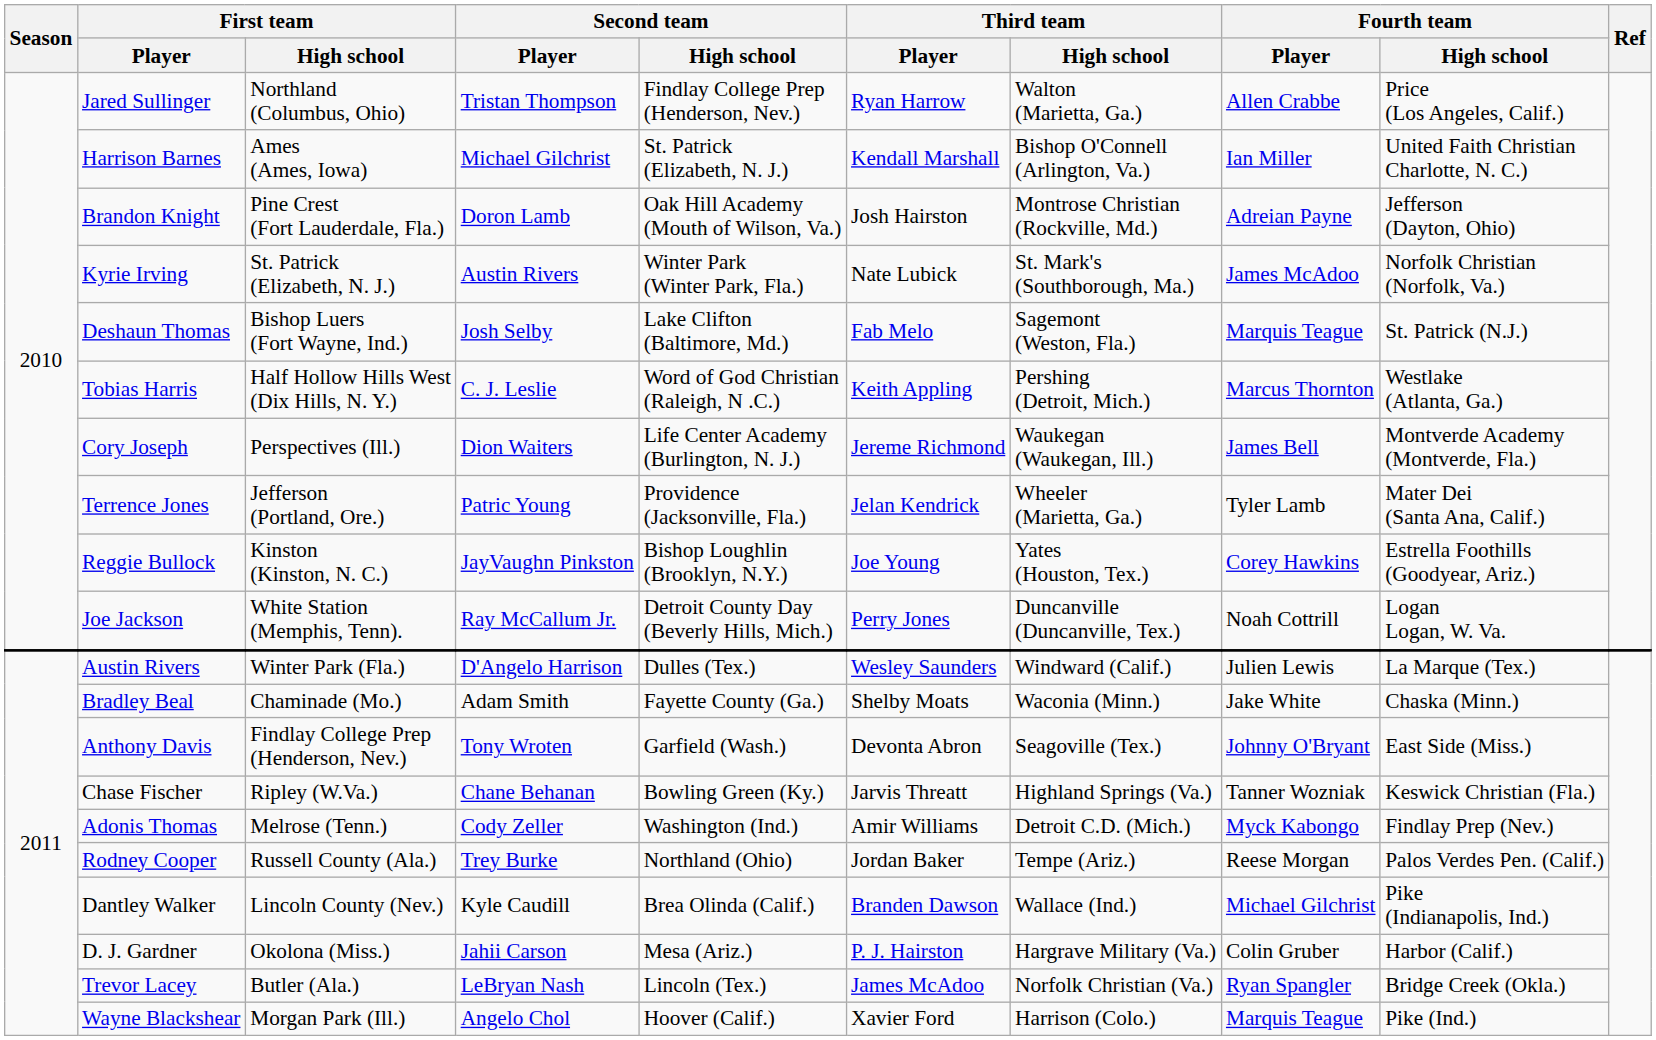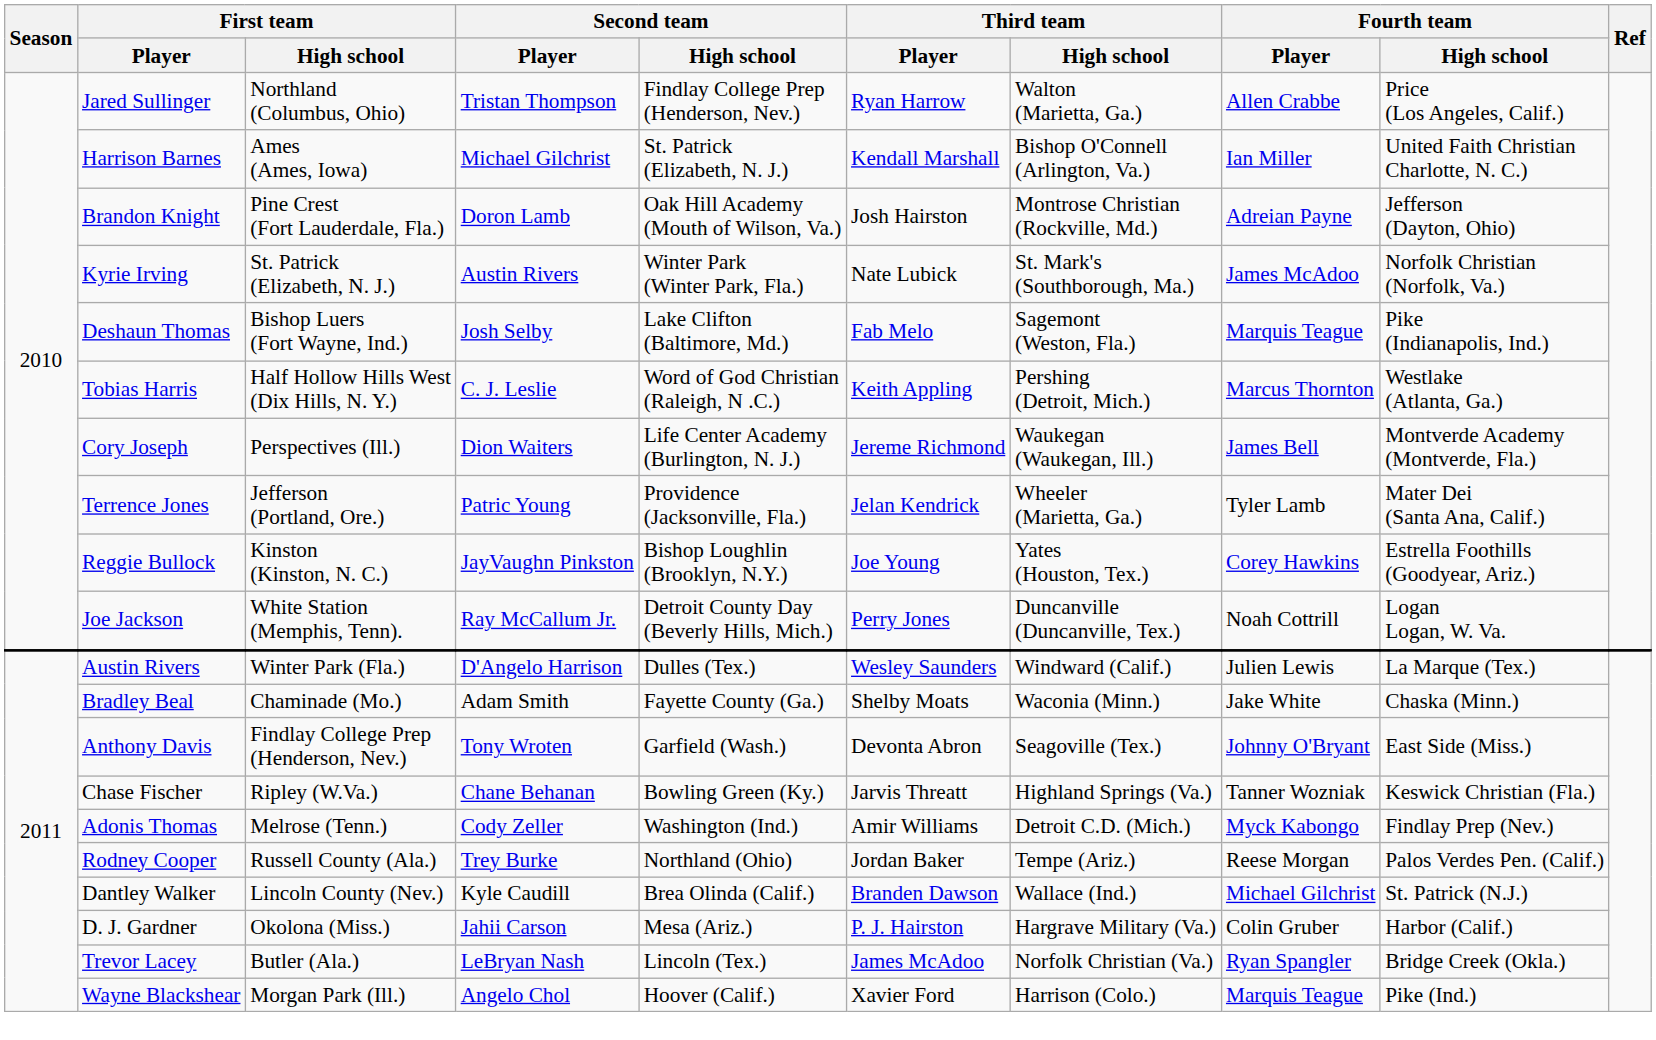(1456, 331) St. Patrick (N.J.) -> (1467, 331) Pike (Indianapolis, Ind.)
(1467, 905) Pike (Indianapolis, Ind.) -> (1456, 893) St. Patrick (N.J.)
